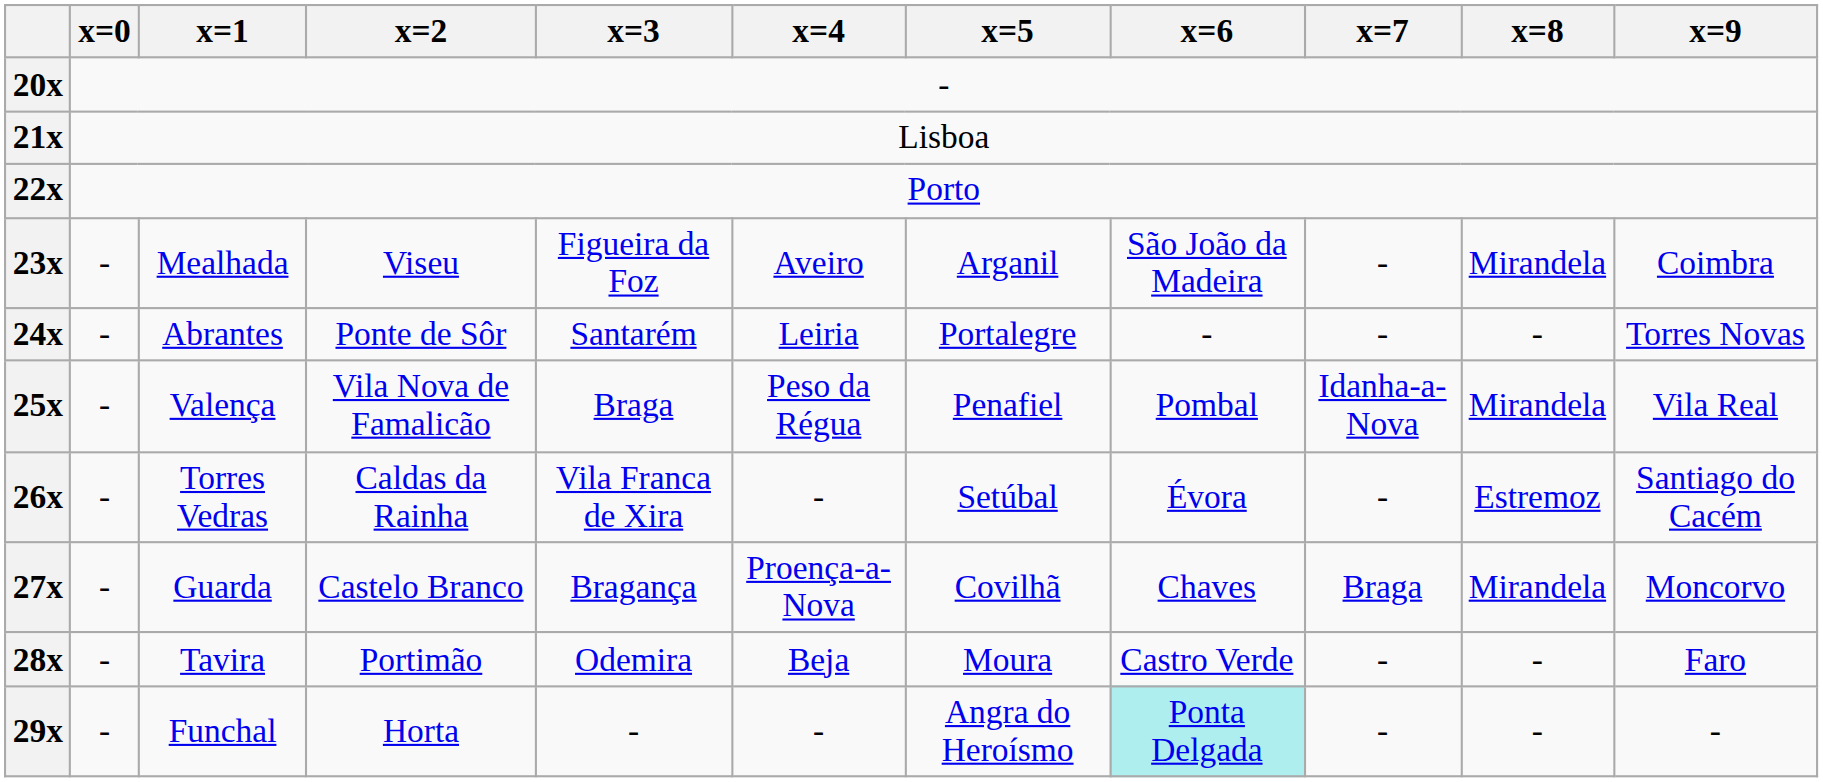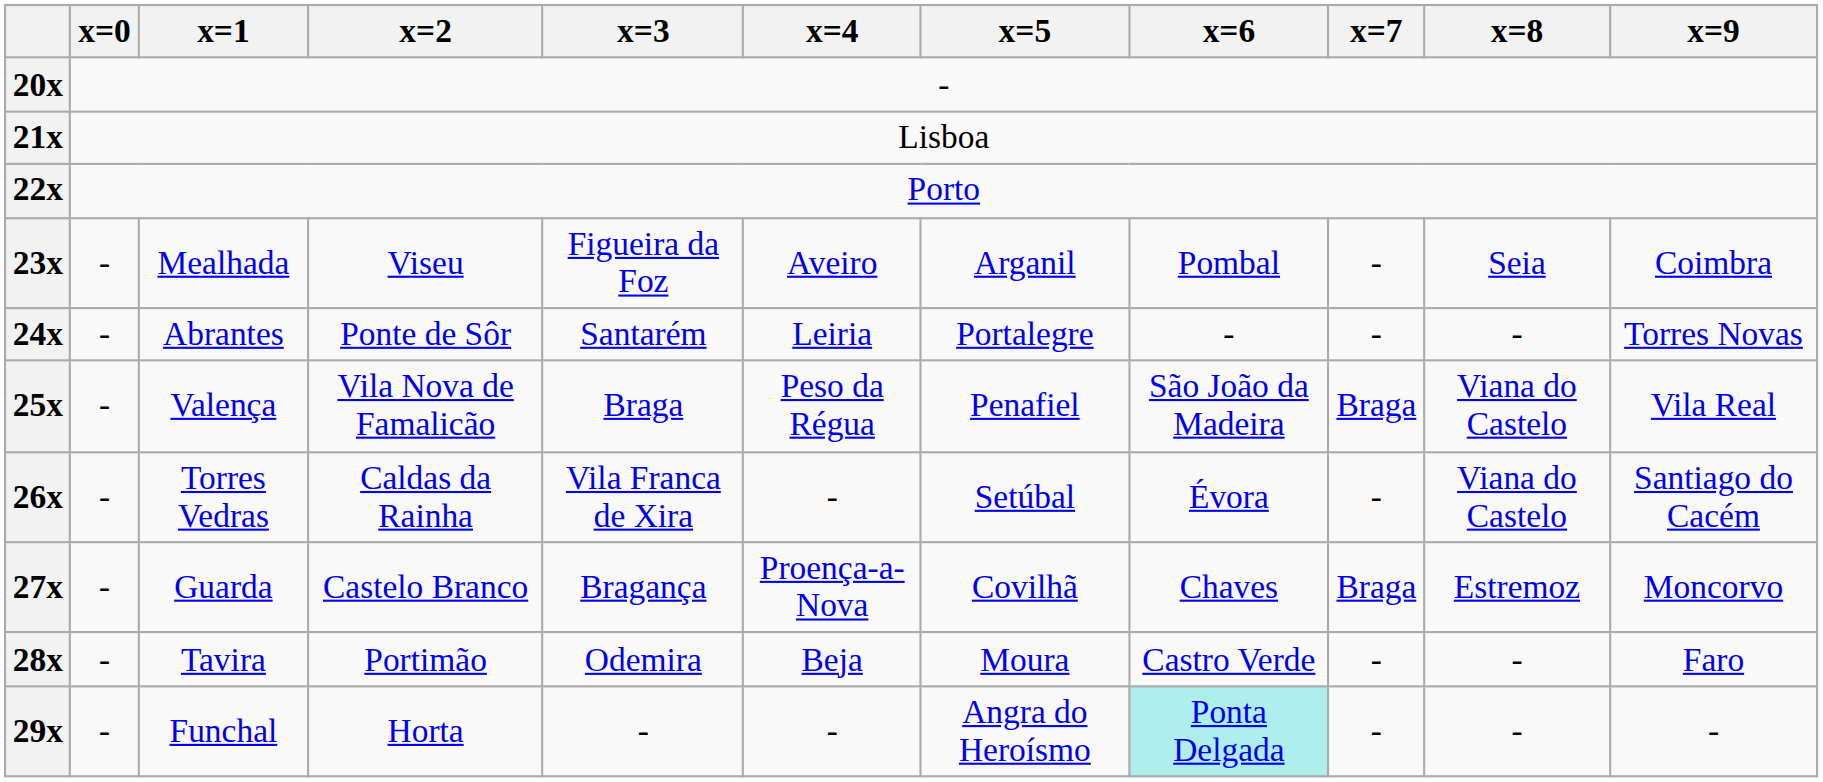(1207, 261) São João da Madeira -> (1229, 261) Pombal
(1537, 261) Mirandela -> (1517, 261) Seia
(1207, 405) Pombal -> (1229, 405) São João da Madeira
(1382, 405) Idanha-a-Nova -> (1376, 405) Braga
(1537, 405) Mirandela -> (1517, 405) Viana do Castelo
(1537, 496) Estremoz -> (1517, 496) Viana do Castelo
(1537, 586) Mirandela -> (1517, 586) Estremoz
